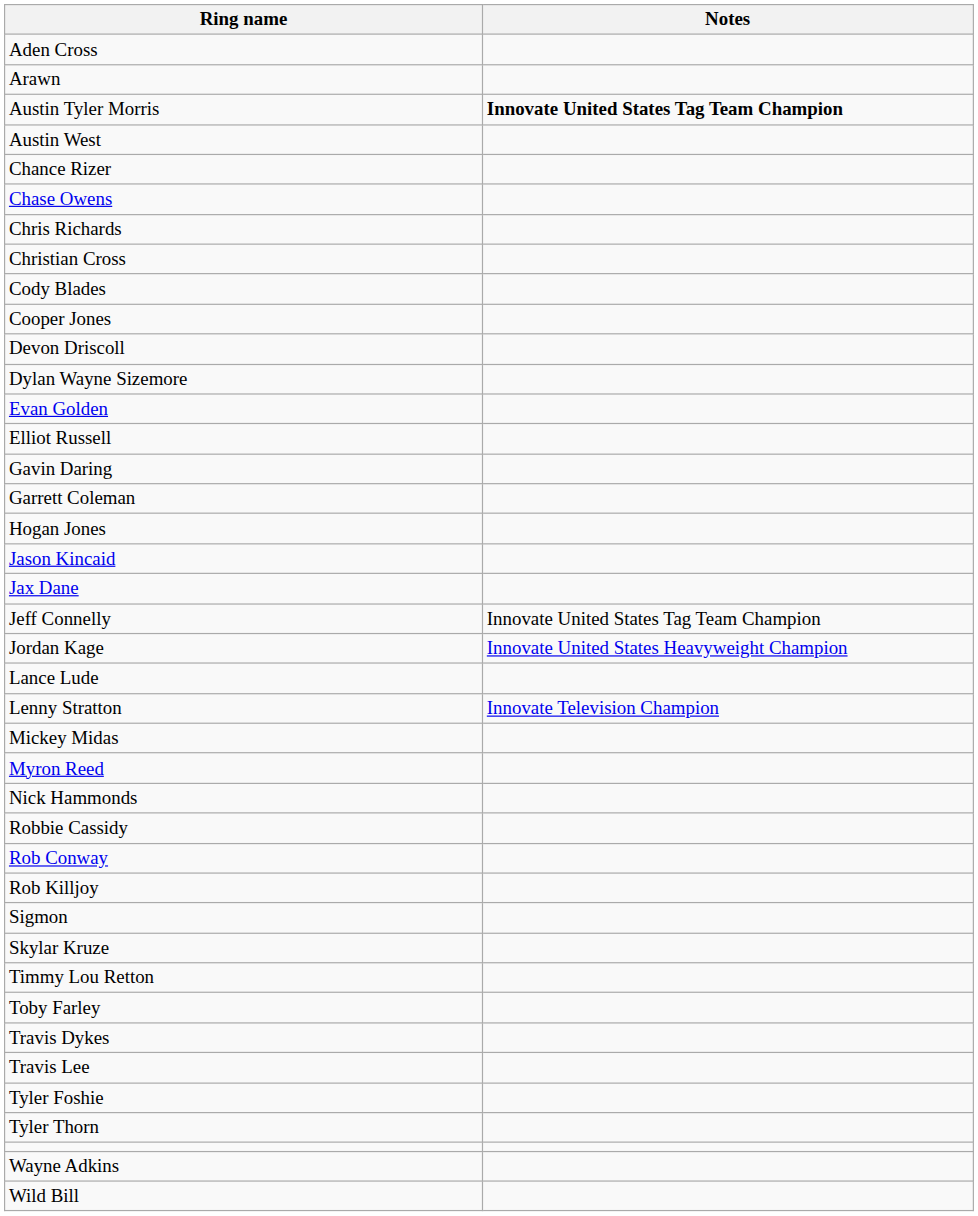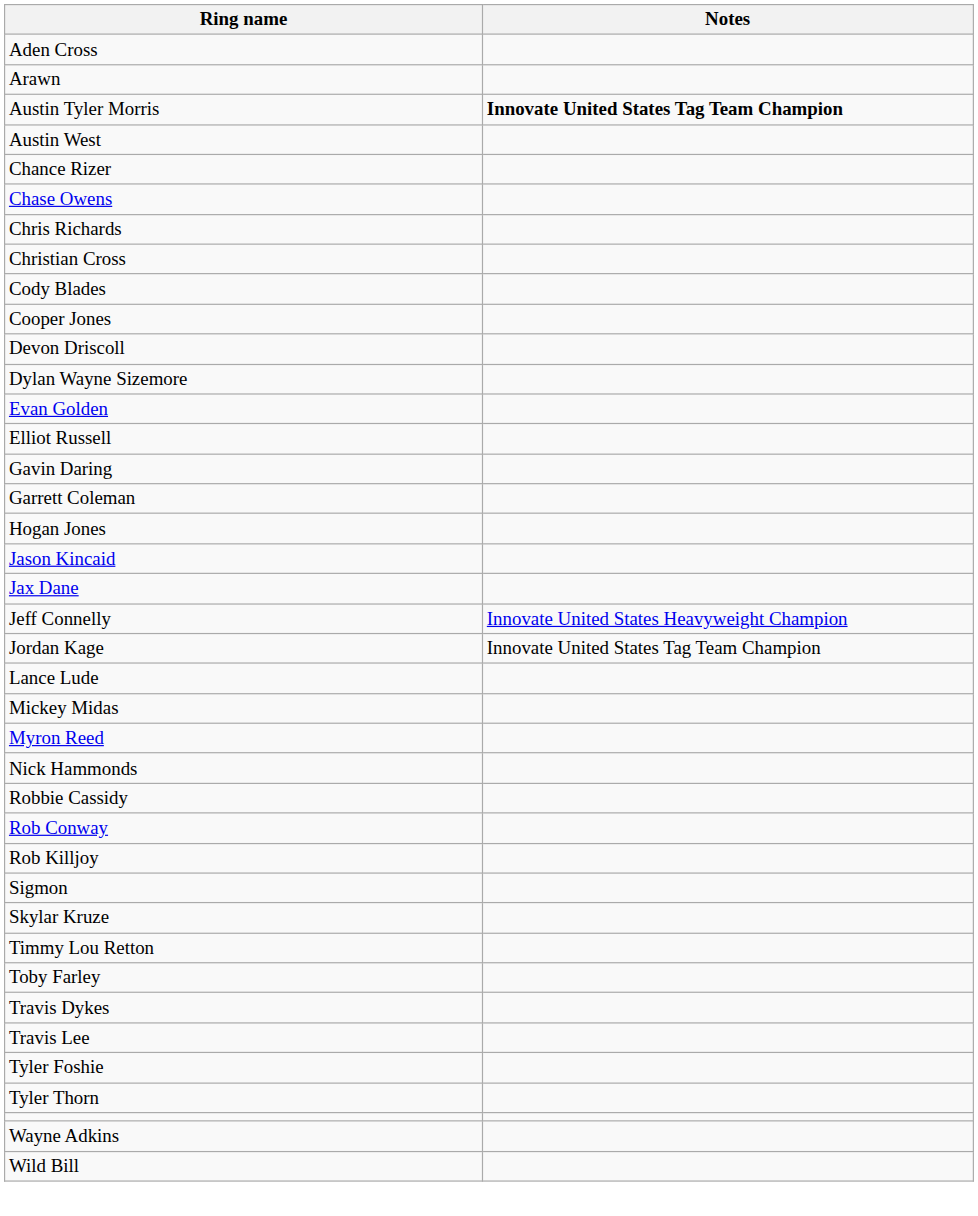(654, 618) Innovate United States Tag Team Champion -> (667, 618) Innovate United States Heavyweight Champion
(667, 648) Innovate United States Heavyweight Champion -> (654, 648) Innovate United States Tag Team Champion
- row: (65, 708)
